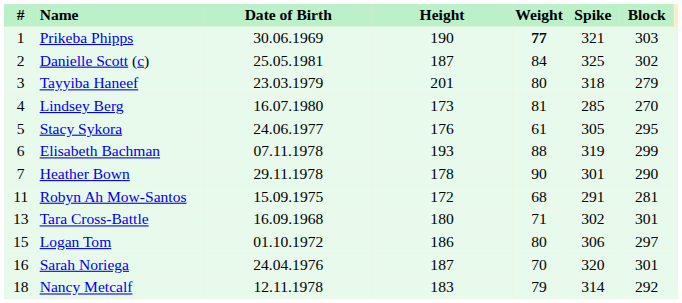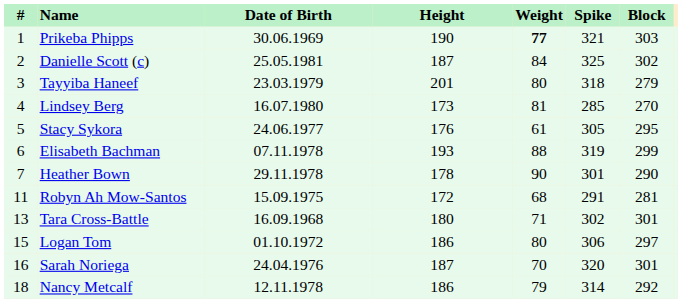(442, 287) 183 -> (442, 287) 186
